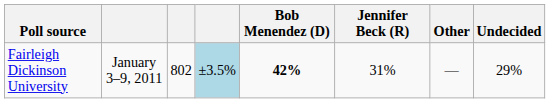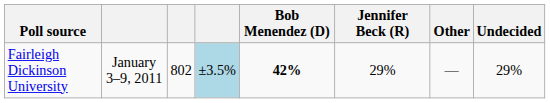(382, 70) 31% -> (382, 70) 29%
